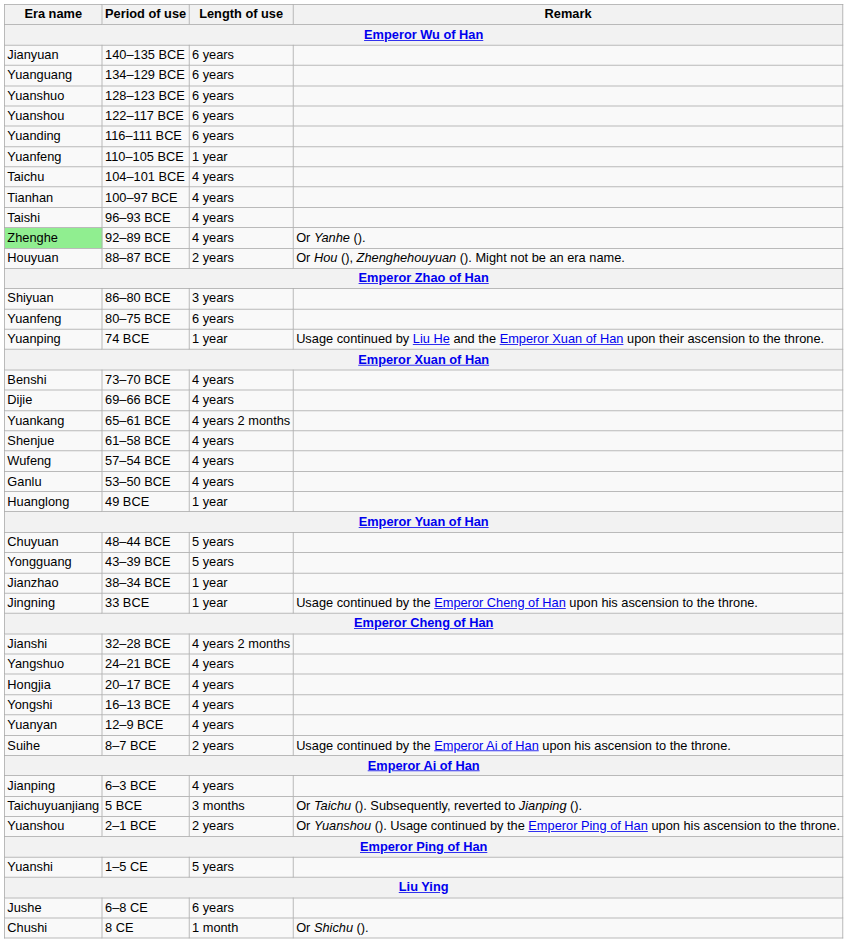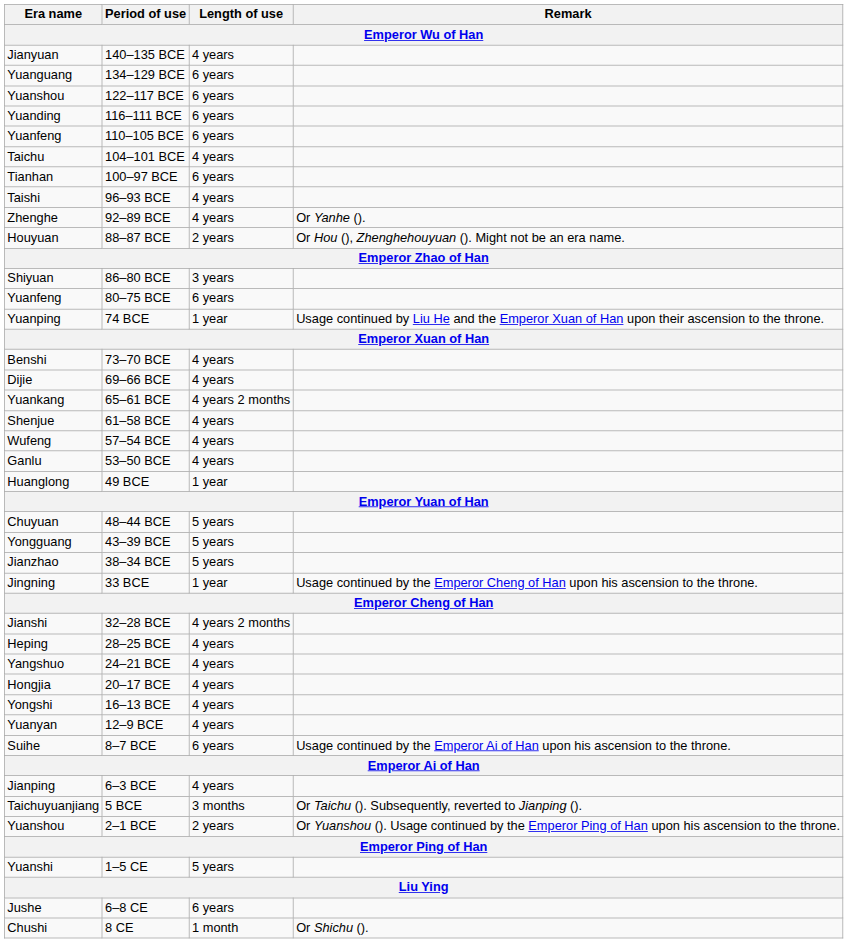(213, 55) 6 years -> (213, 55) 4 years
- row: (145, 95)
(210, 156) 1 year -> (213, 136) 6 years
(213, 197) 4 years -> (213, 177) 6 years
(33, 237) lightgreen background -> (33, 217) no background
(210, 583) 1 year -> (213, 562) 5 years
+ row: (138, 643)
(213, 745) 2 years -> (213, 745) 6 years
